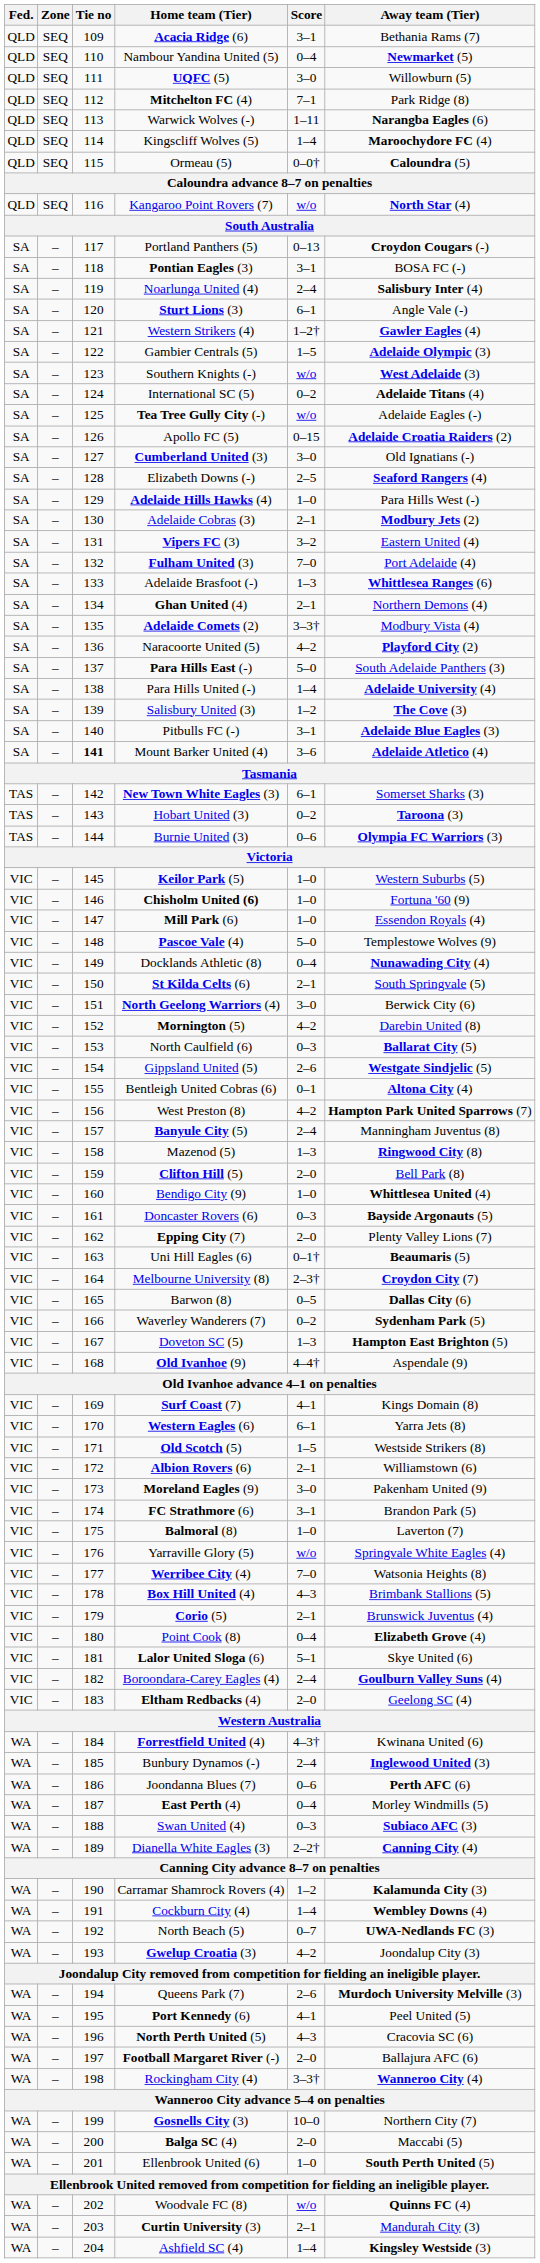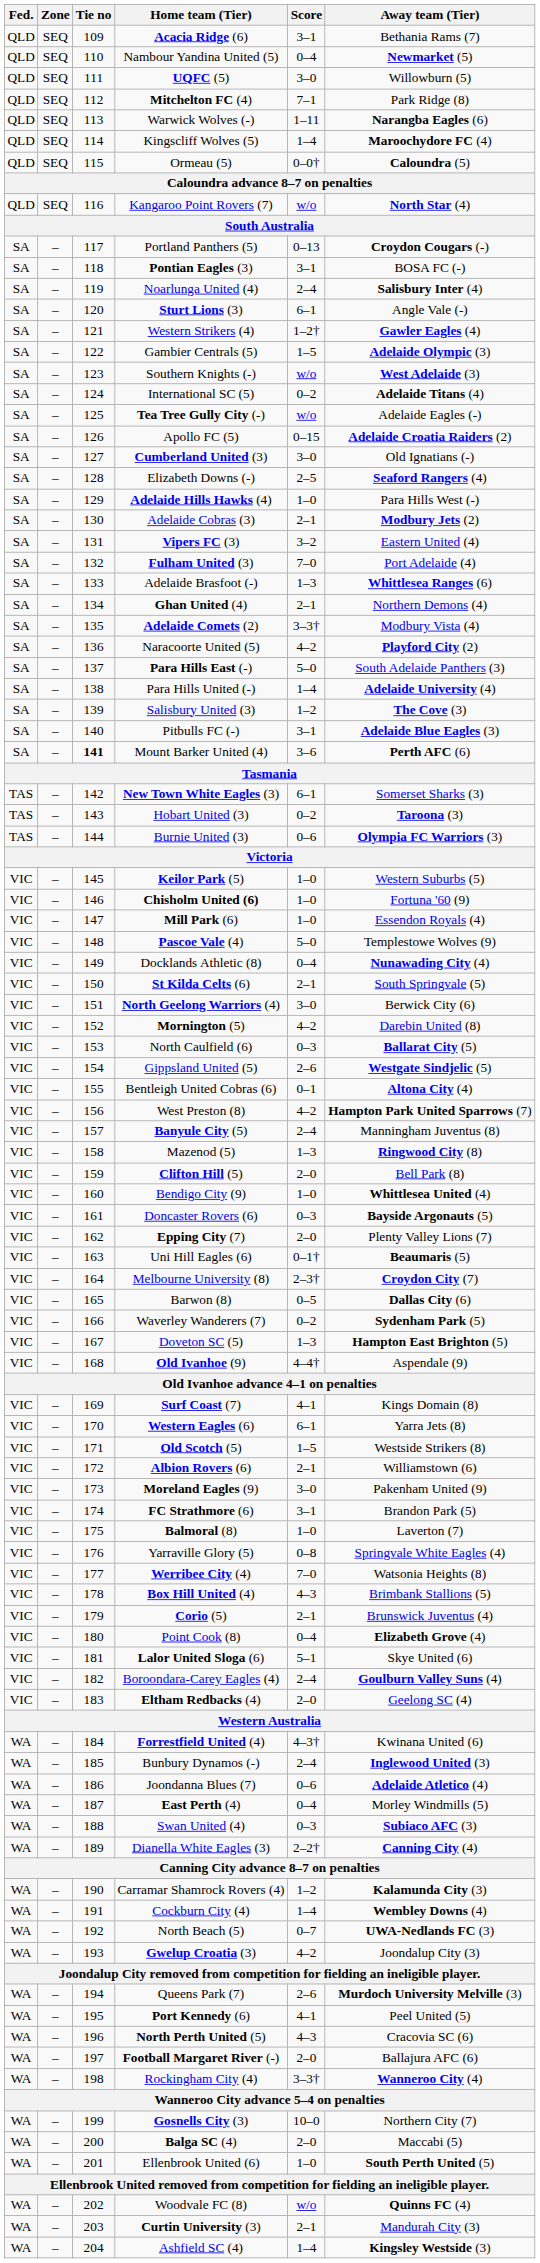(430, 752) Adelaide Atletico (4) -> (430, 752) Perth AFC (6)
(306, 1552) w/o -> (306, 1552) 0–8
(430, 1784) Perth AFC (6) -> (430, 1784) Adelaide Atletico (4)
